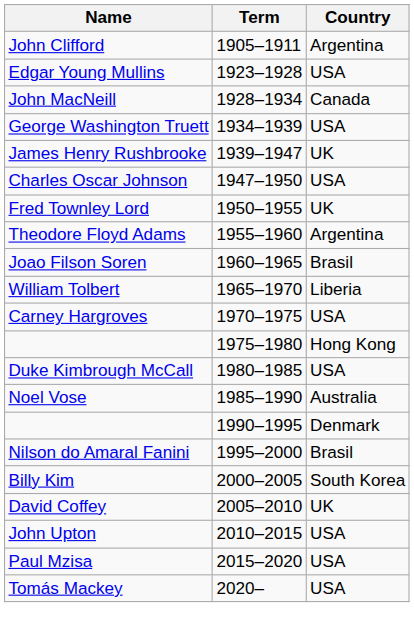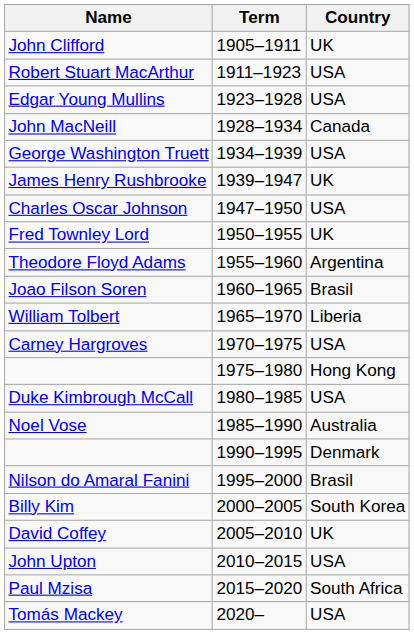(347, 45) Argentina -> (322, 45) UK
+ row: (101, 72)
(328, 561) USA -> (356, 588) South Africa
